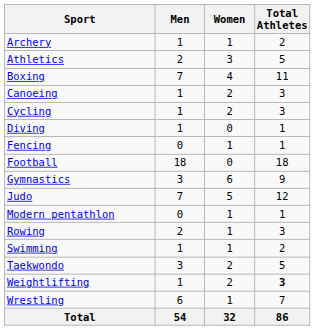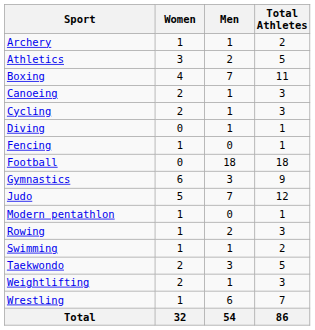columns swapped: (180, 19) <-> (230, 19)
(282, 283) bold -> (282, 283) normal
